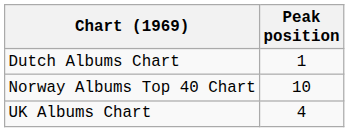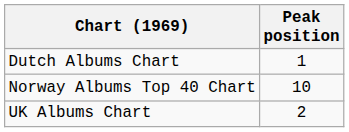(301, 113) 4 -> (301, 113) 2
